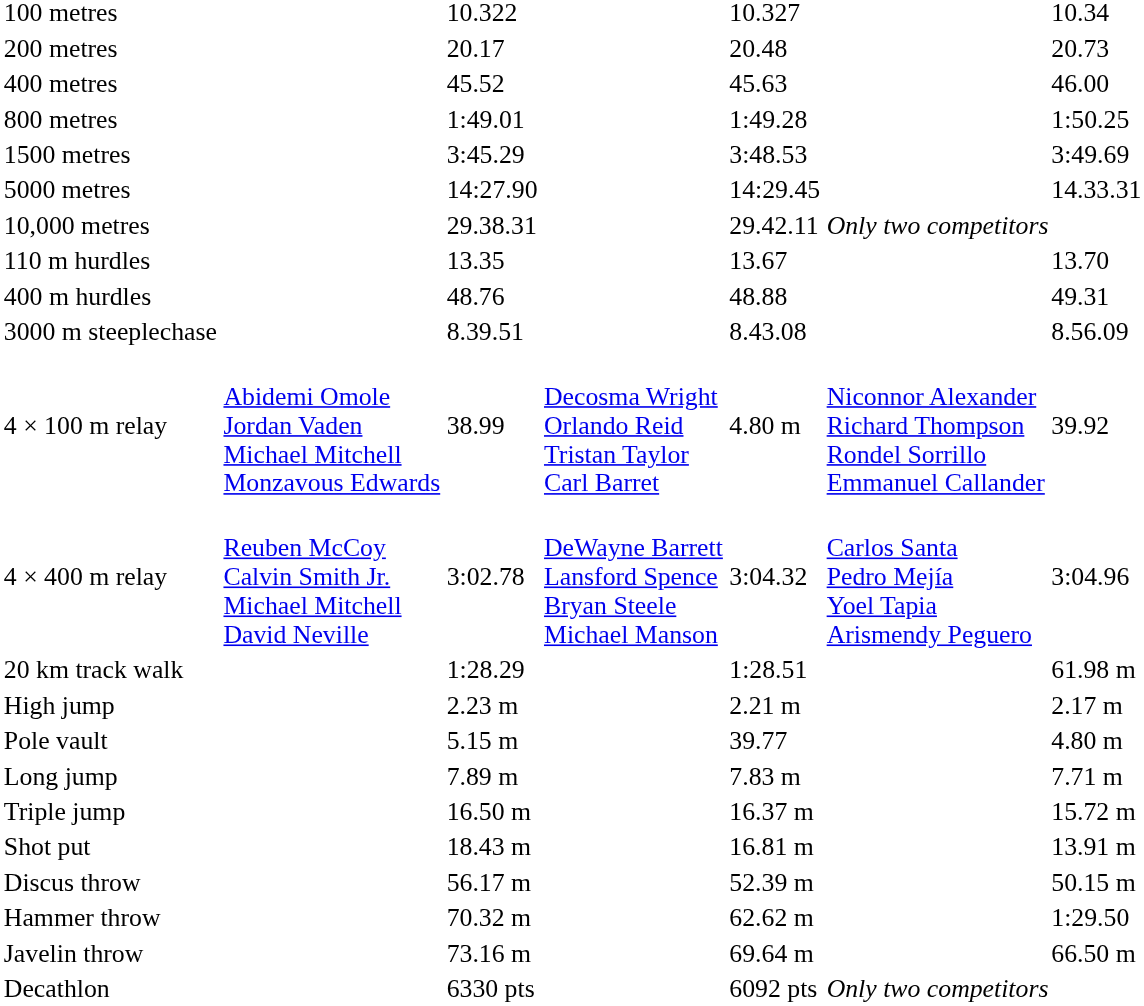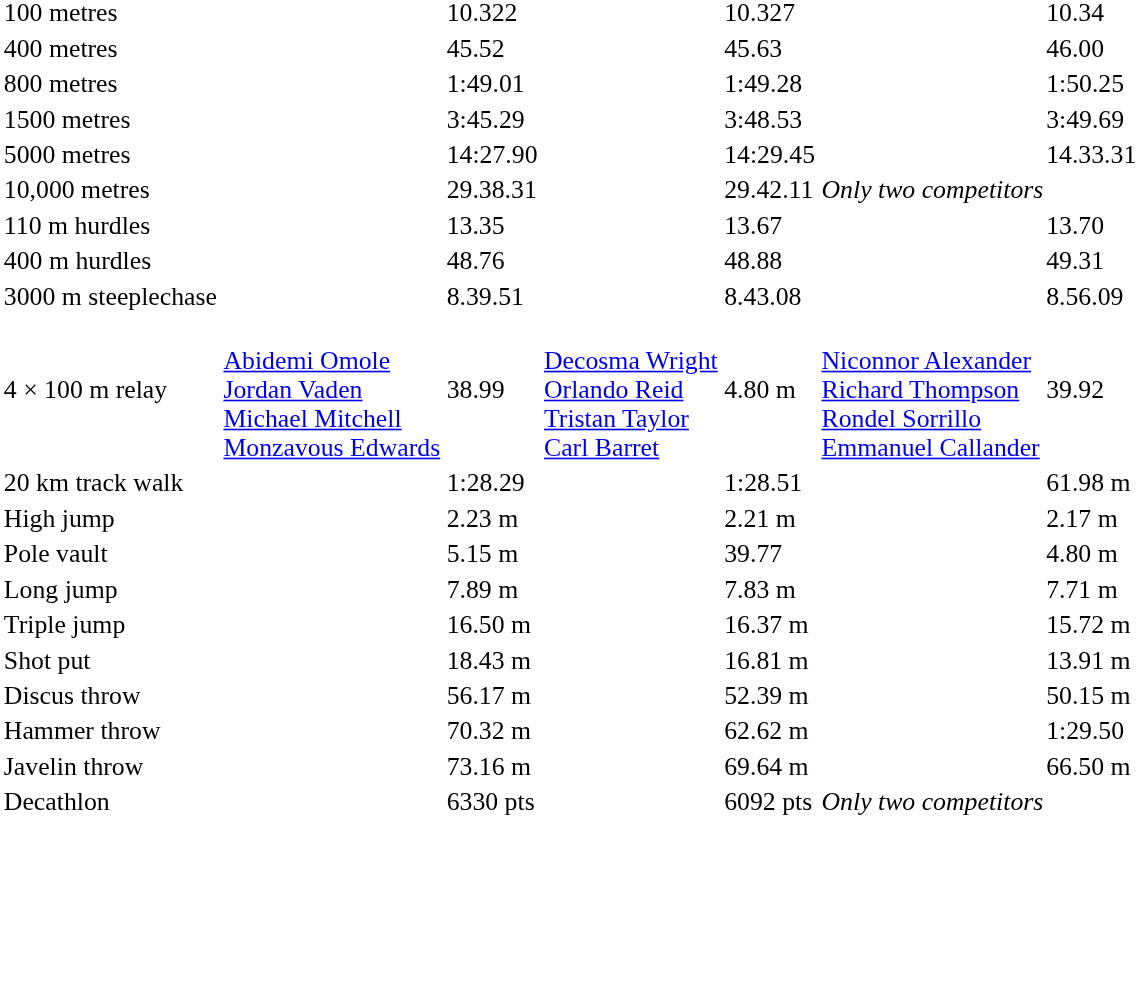- row: (61, 48)
- row: (85, 576)
